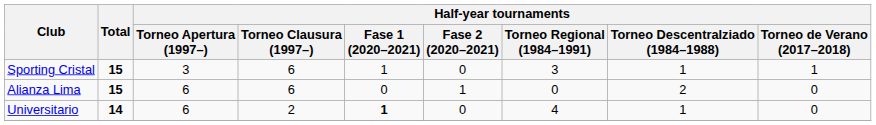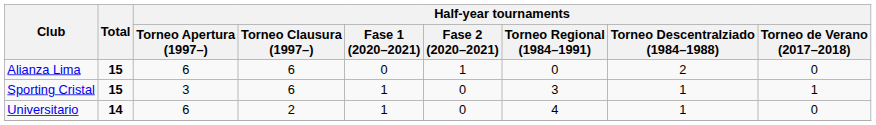rows swapped: (51, 69) <-> (44, 89)
(384, 110) bold -> (384, 110) normal
